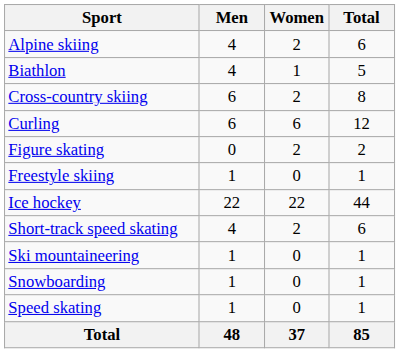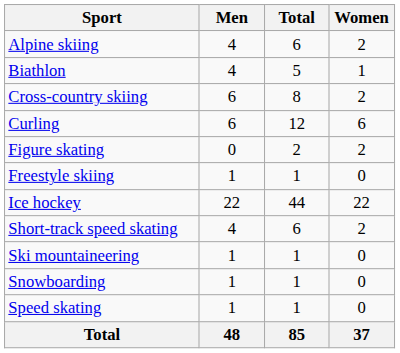columns swapped: (297, 17) <-> (362, 17)
